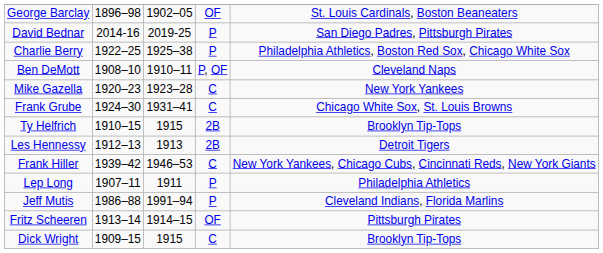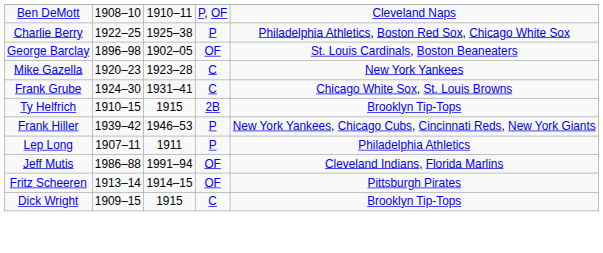rows swapped: (48, 13) <-> (48, 70)
- row: (48, 32)
- row: (48, 145)
(213, 164) C -> (213, 126) P
(213, 201) P -> (213, 164) OF
